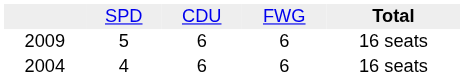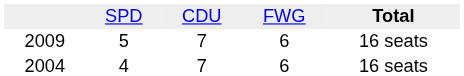(202, 41) 6 -> (202, 41) 7
(202, 66) 6 -> (202, 66) 7
